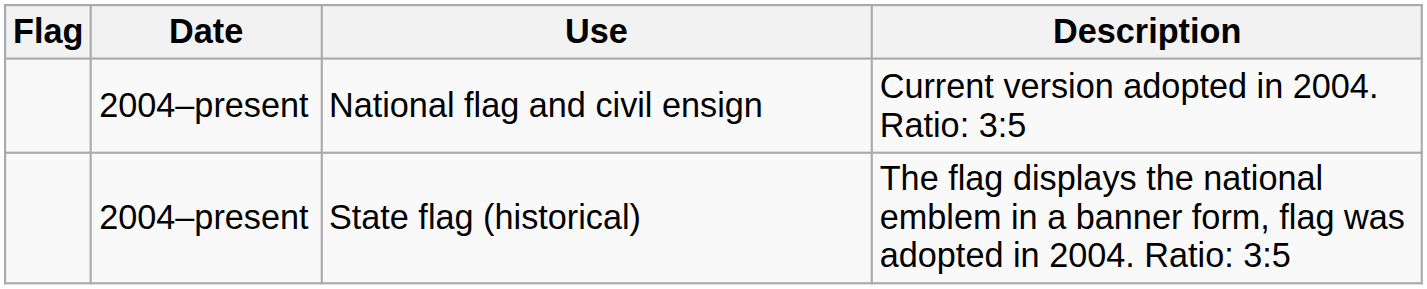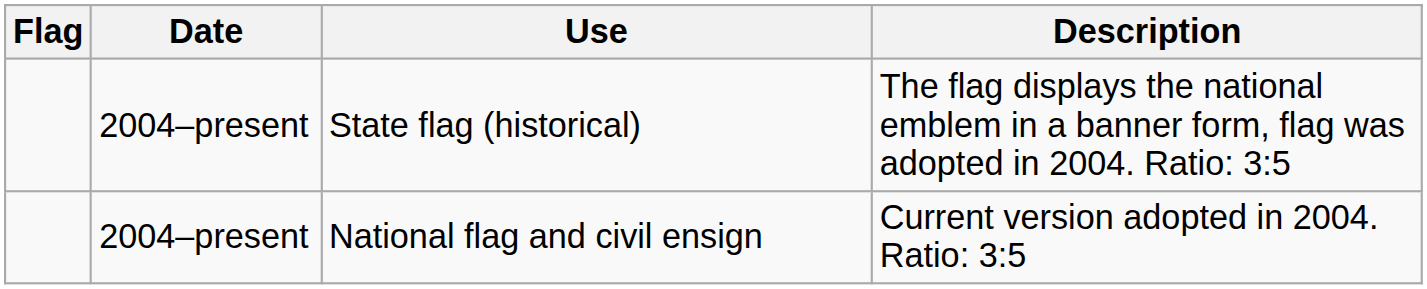rows swapped: (546, 105) <-> (485, 217)
